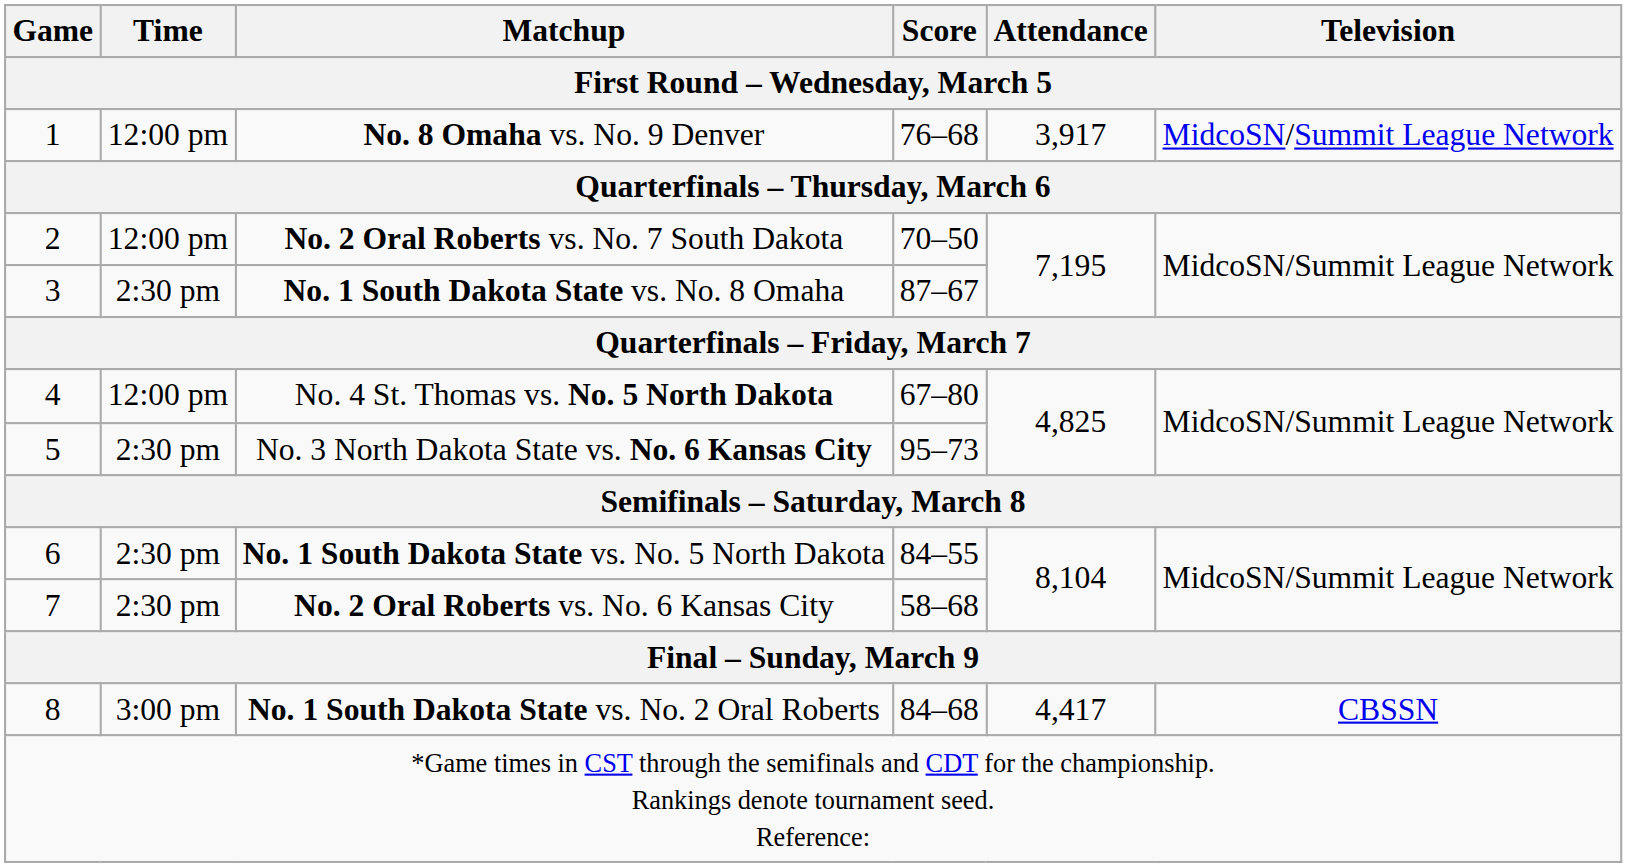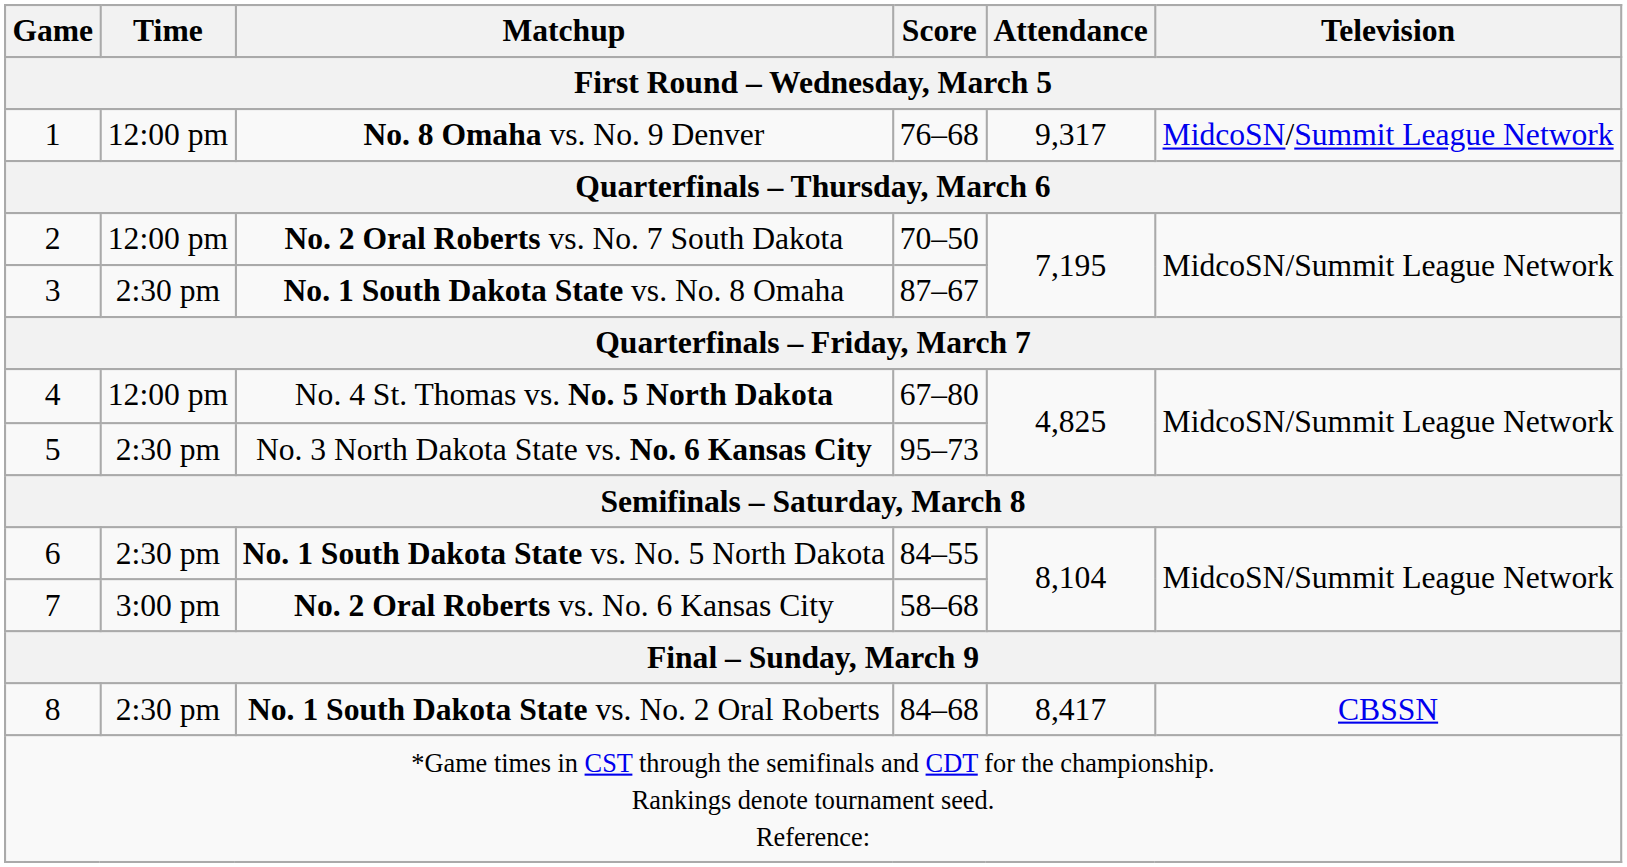(1071, 135) 3,917 -> (1071, 135) 9,317
(168, 604) 2:30 pm -> (168, 604) 3:00 pm
(168, 708) 3:00 pm -> (168, 708) 2:30 pm
(1071, 708) 4,417 -> (1071, 708) 8,417
